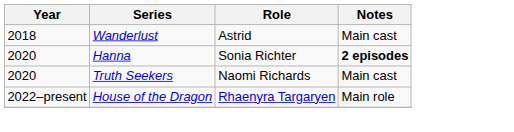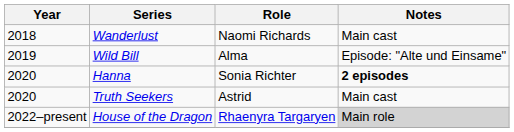(235, 35) Astrid -> (264, 35) Naomi Richards
+ row: (116, 55)
(264, 76) Naomi Richards -> (235, 96) Astrid
(368, 96) no background -> (368, 117) lightgrey background
